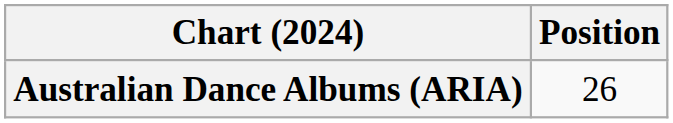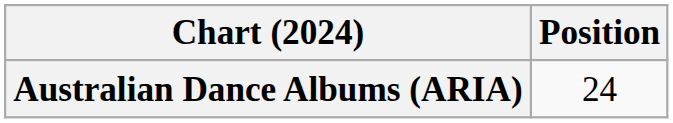(600, 88) 26 -> (600, 88) 24
